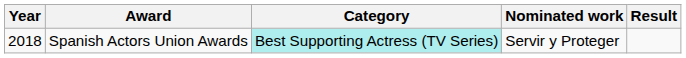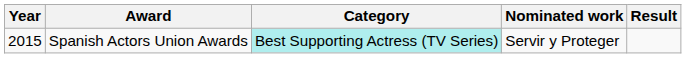(25, 40) 2018 -> (25, 40) 2015
